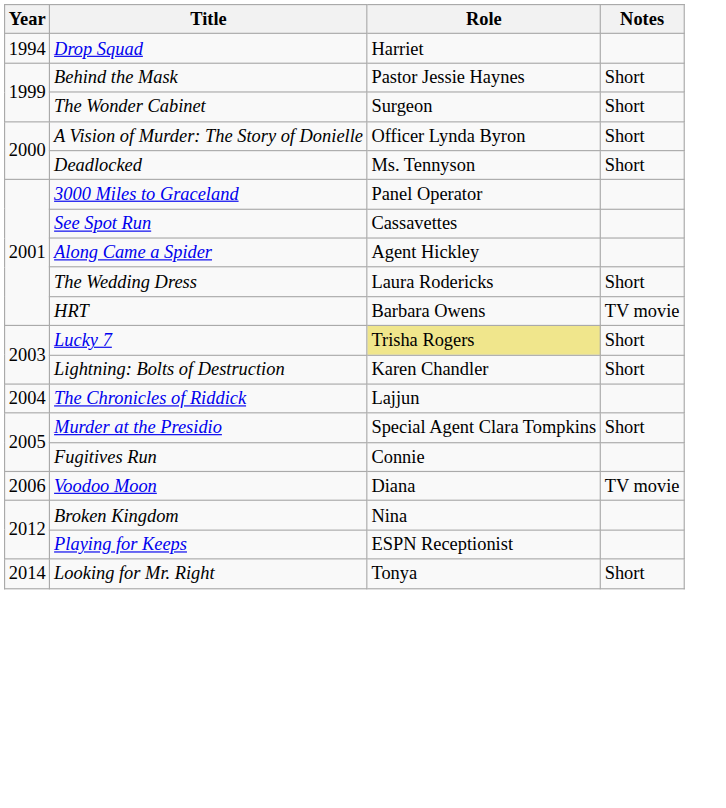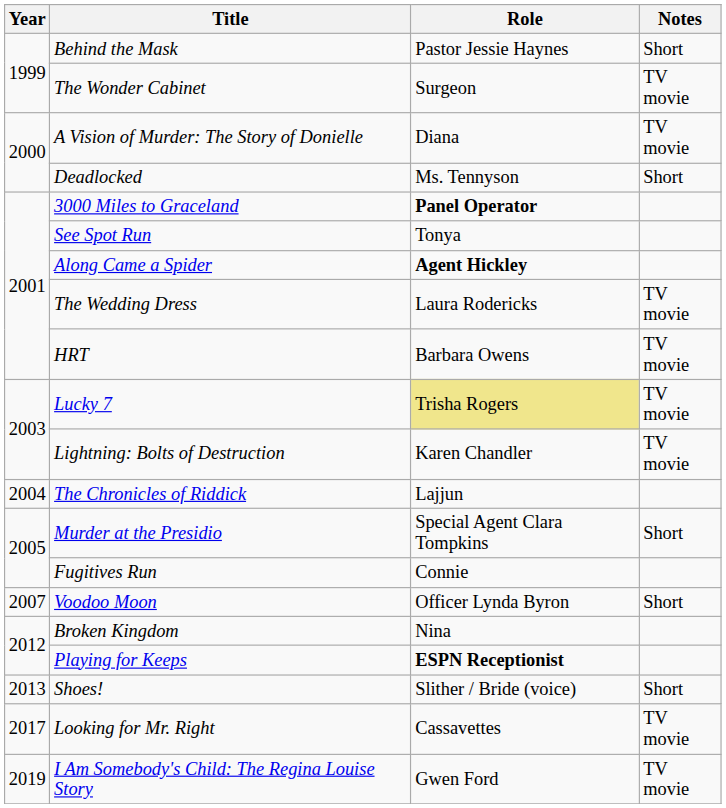- row: (98, 48)
(625, 106) Short -> (666, 87) TV movie
(448, 135) Officer Lynda Byron -> (437, 137) Diana
(625, 135) Short -> (666, 137) TV movie
(427, 194) normal -> (476, 206) bold
(414, 223) Cassavettes -> (438, 235) Tonya
(425, 252) normal -> (471, 264) bold
(625, 281) Short -> (666, 304) TV movie
(625, 340) Short -> (666, 404) TV movie
(625, 369) Short -> (666, 453) TV movie
(27, 485) 2006 -> (27, 601) 2007
(393, 485) Diana -> (492, 601) Officer Lynda Byron
(642, 485) TV movie -> (663, 601) Short
(442, 544) normal -> (490, 660) bold
+ row: (79, 689)
(27, 573) 2014 -> (27, 728) 2017
(394, 573) Tonya -> (458, 728) Cassavettes
(625, 573) Short -> (666, 728) TV movie
+ row: (214, 778)
